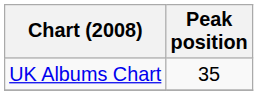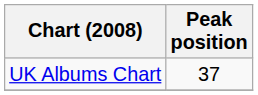(209, 74) 35 -> (209, 74) 37
